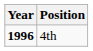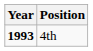(21, 35) 1996 -> (21, 35) 1993
